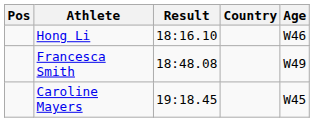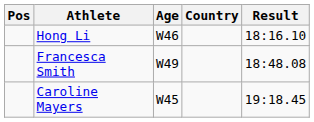columns swapped: (295, 15) <-> (187, 15)
